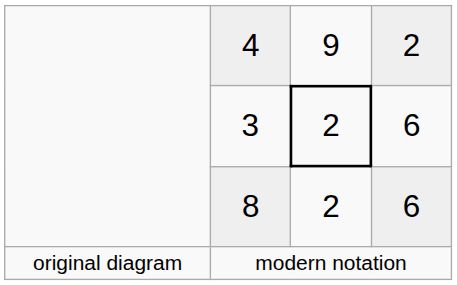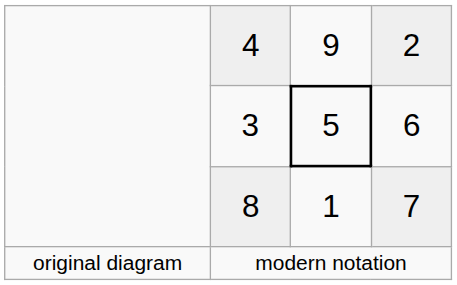(331, 125) 2 -> (331, 125) 5
(331, 206) 2 -> (331, 206) 1
(411, 206) 6 -> (411, 206) 7
